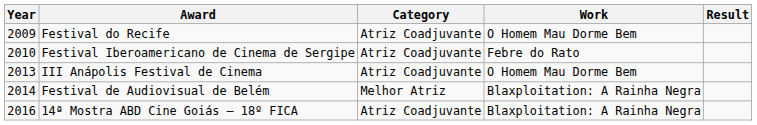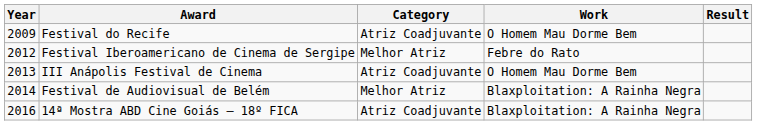(22, 53) 2010 -> (22, 53) 2012
(421, 53) Atriz Coadjuvante -> (403, 53) Melhor Atriz
